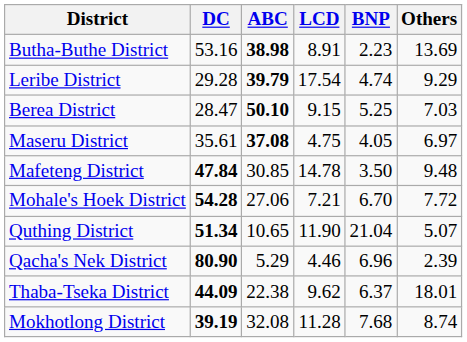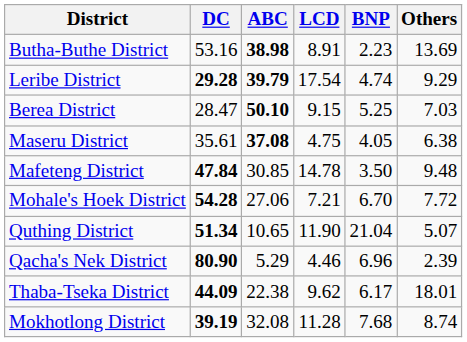(216, 79) normal -> (216, 79) bold
(441, 140) 6.97 -> (441, 140) 6.38
(376, 291) 6.37 -> (376, 291) 6.17
